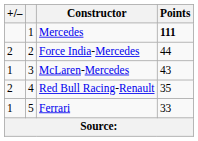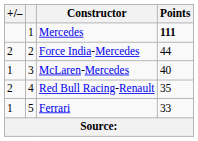(166, 70) 43 -> (166, 70) 40
